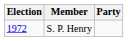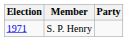(17, 28) 1972 -> (17, 28) 1971
